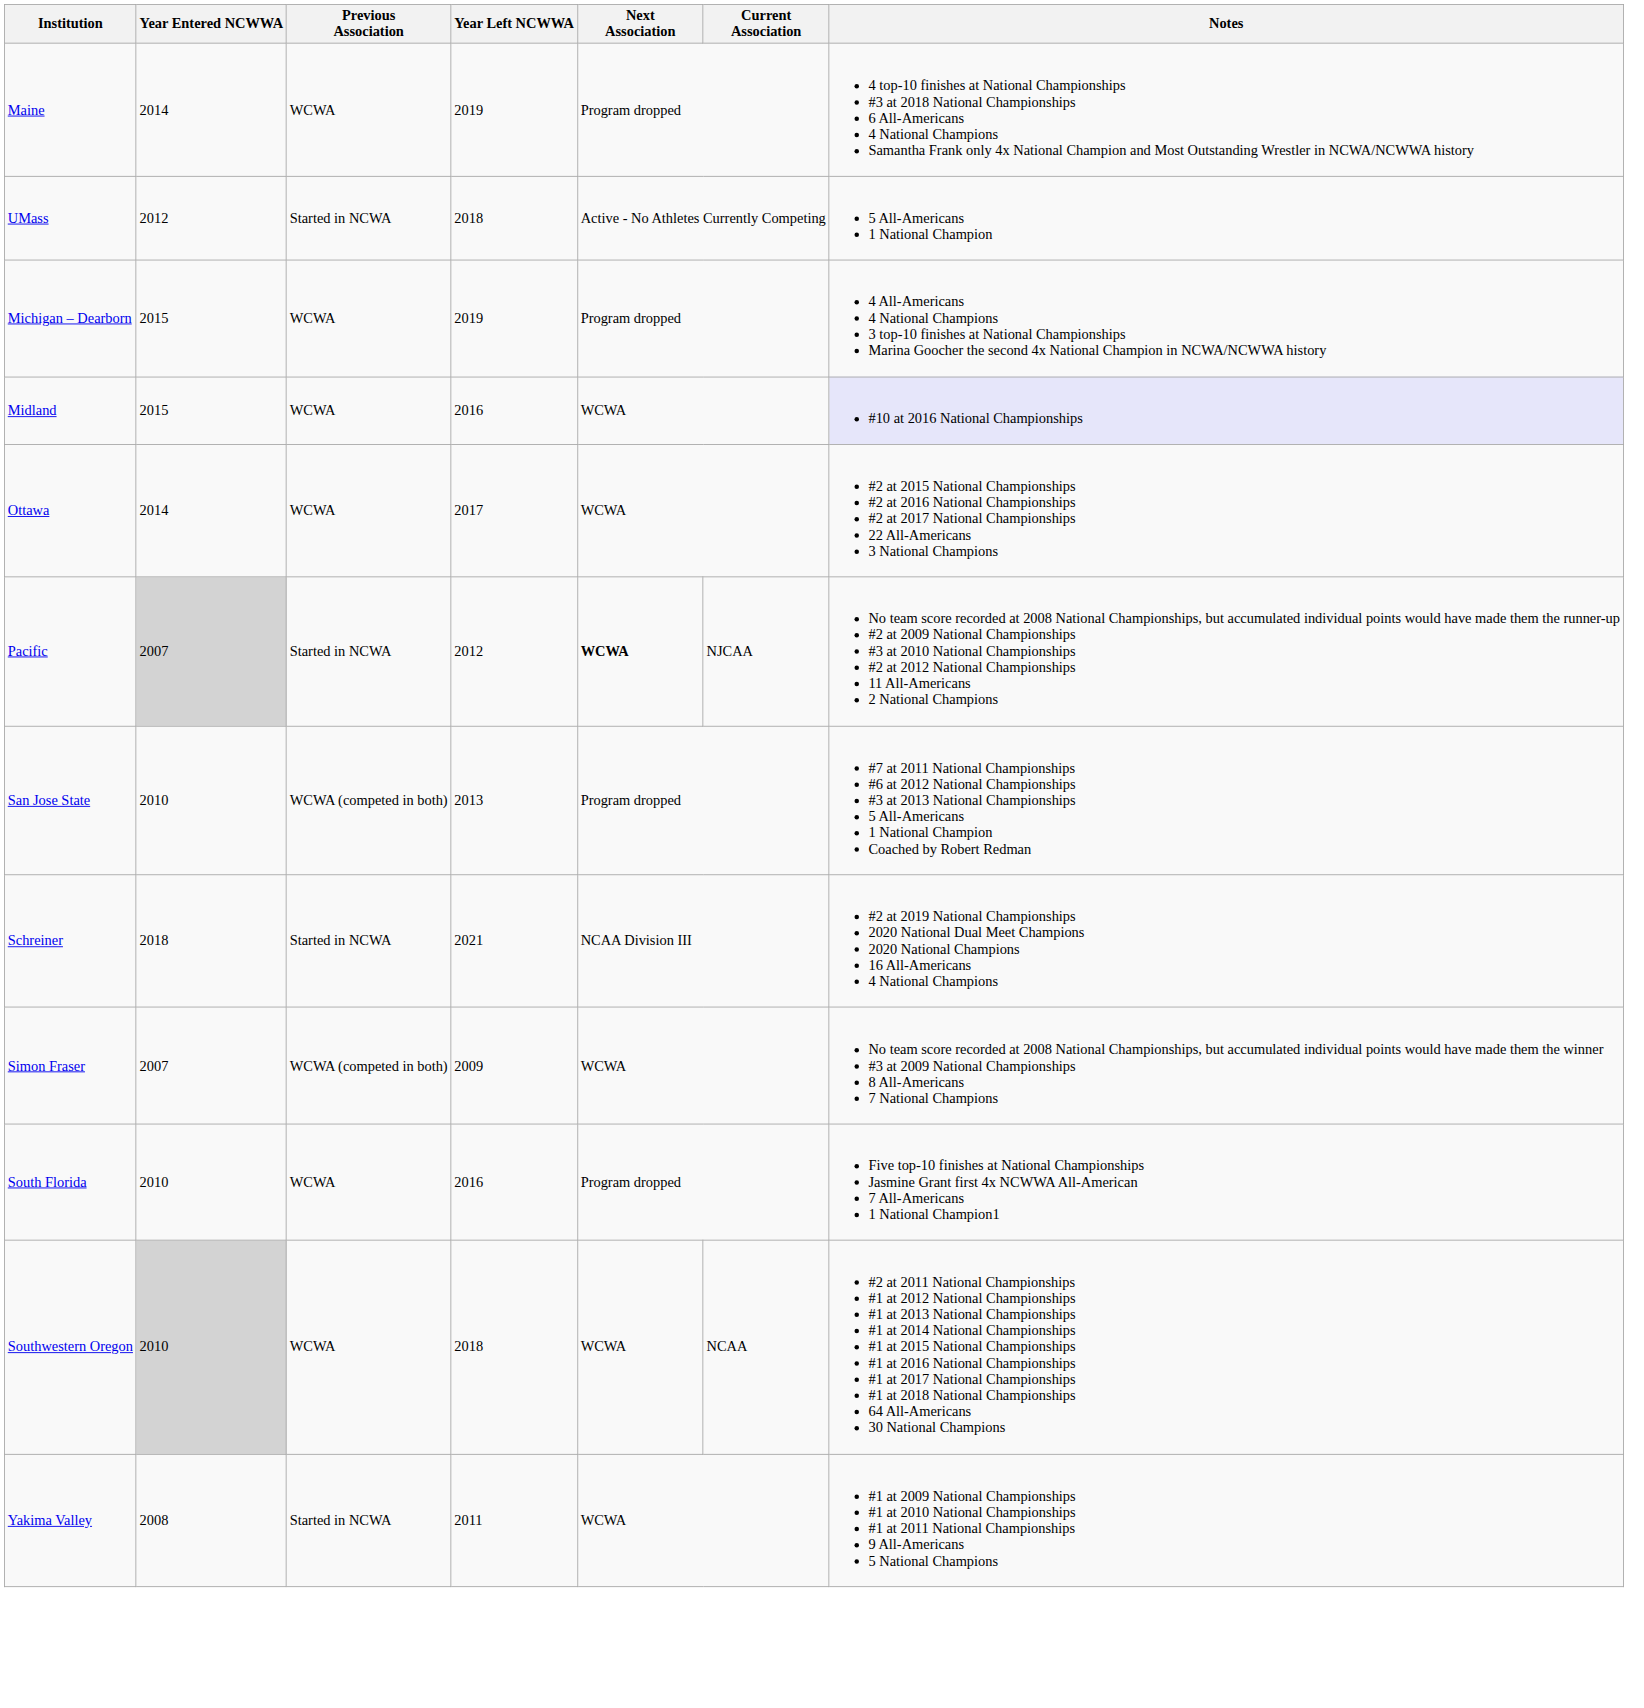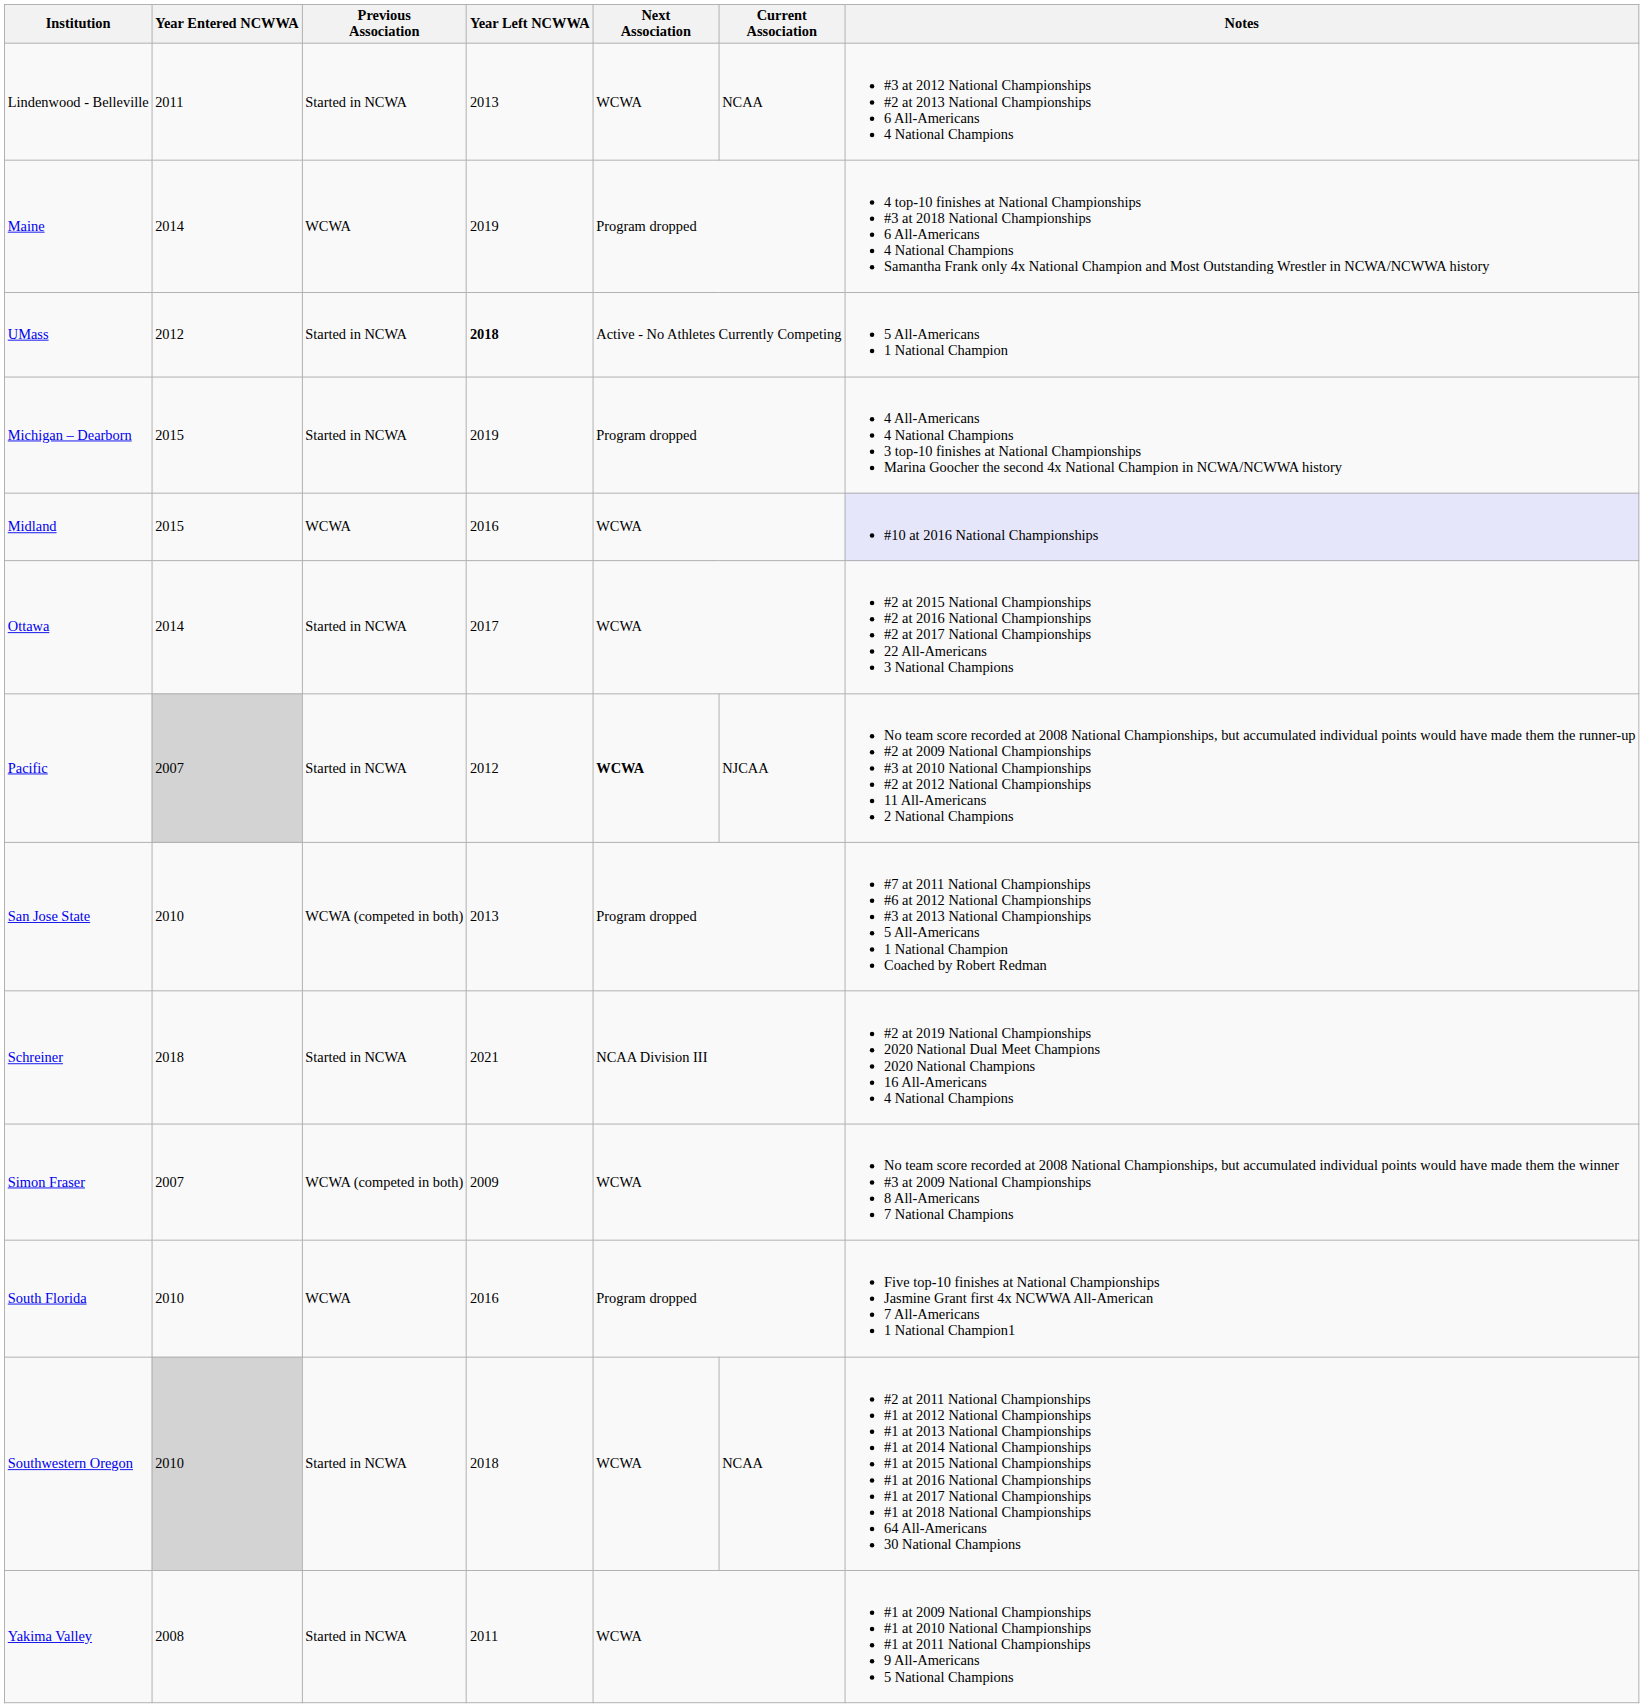+ row: (78, 101)
(469, 218) normal -> (484, 334) bold
(312, 318) WCWA -> (356, 434) Started in NCWA
(312, 510) WCWA -> (356, 627) Started in NCWA
(312, 1347) WCWA -> (356, 1463) Started in NCWA
